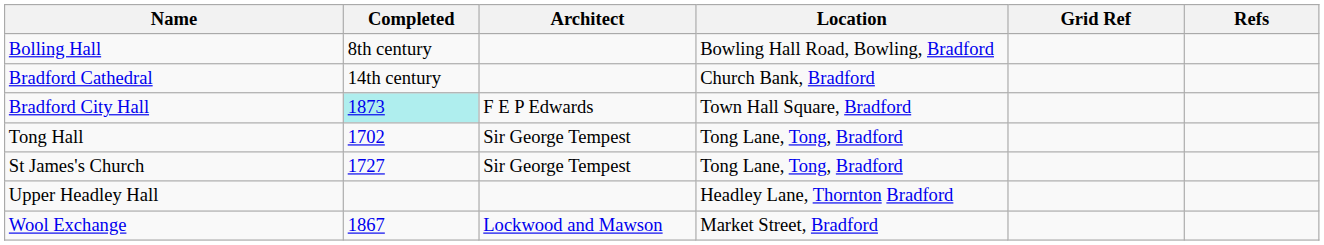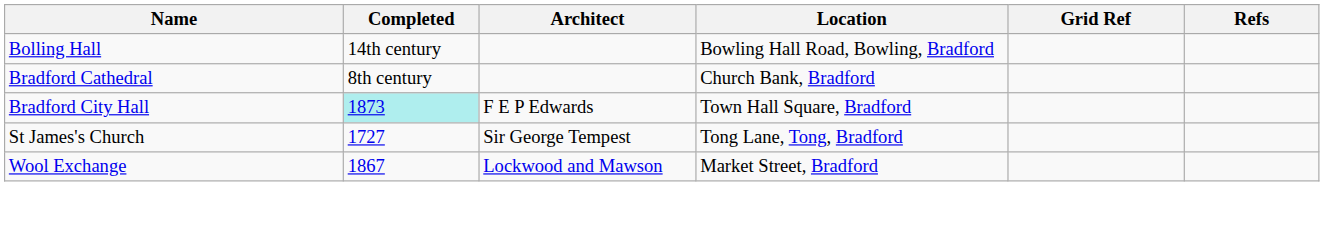(390, 48) 8th century -> (394, 48) 14th century
(394, 78) 14th century -> (390, 78) 8th century
- row: (46, 136)
- row: (84, 195)
